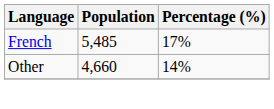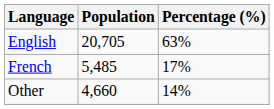+ row: (32, 41)
